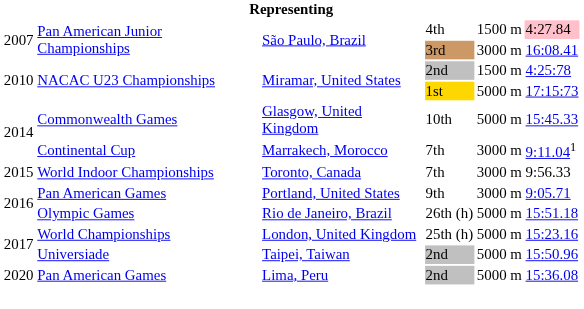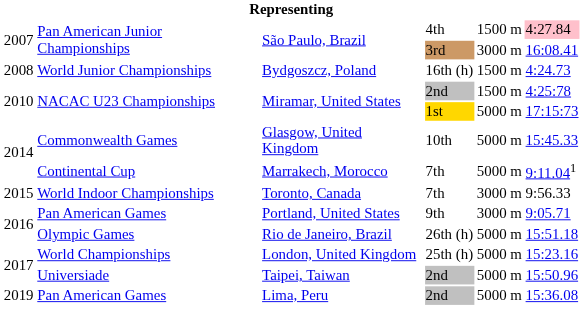+ row: (319, 70)
(499, 150) 3000 m -> (499, 171) 5000 m
(19, 275) 2020 -> (19, 295) 2019
